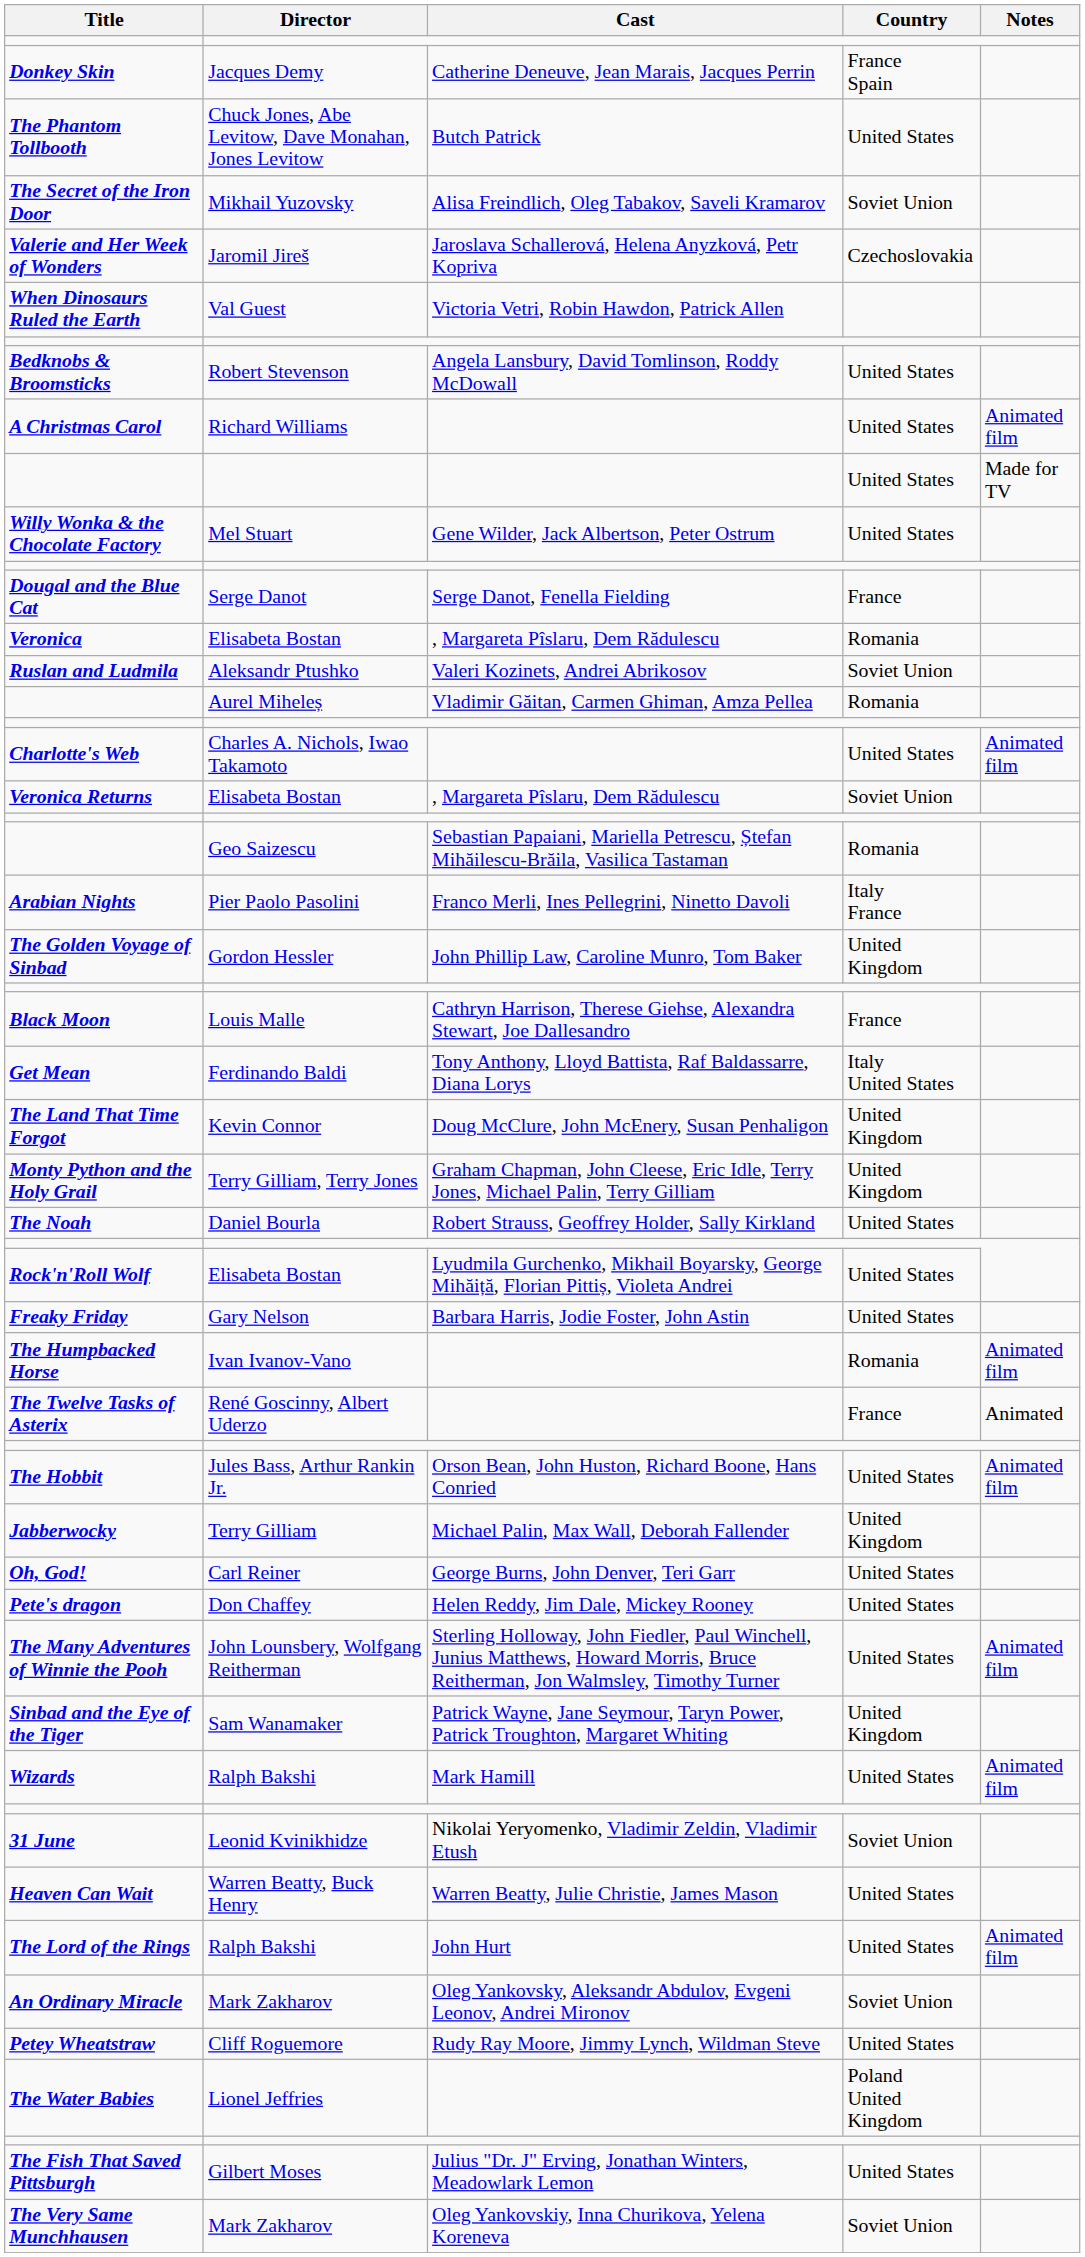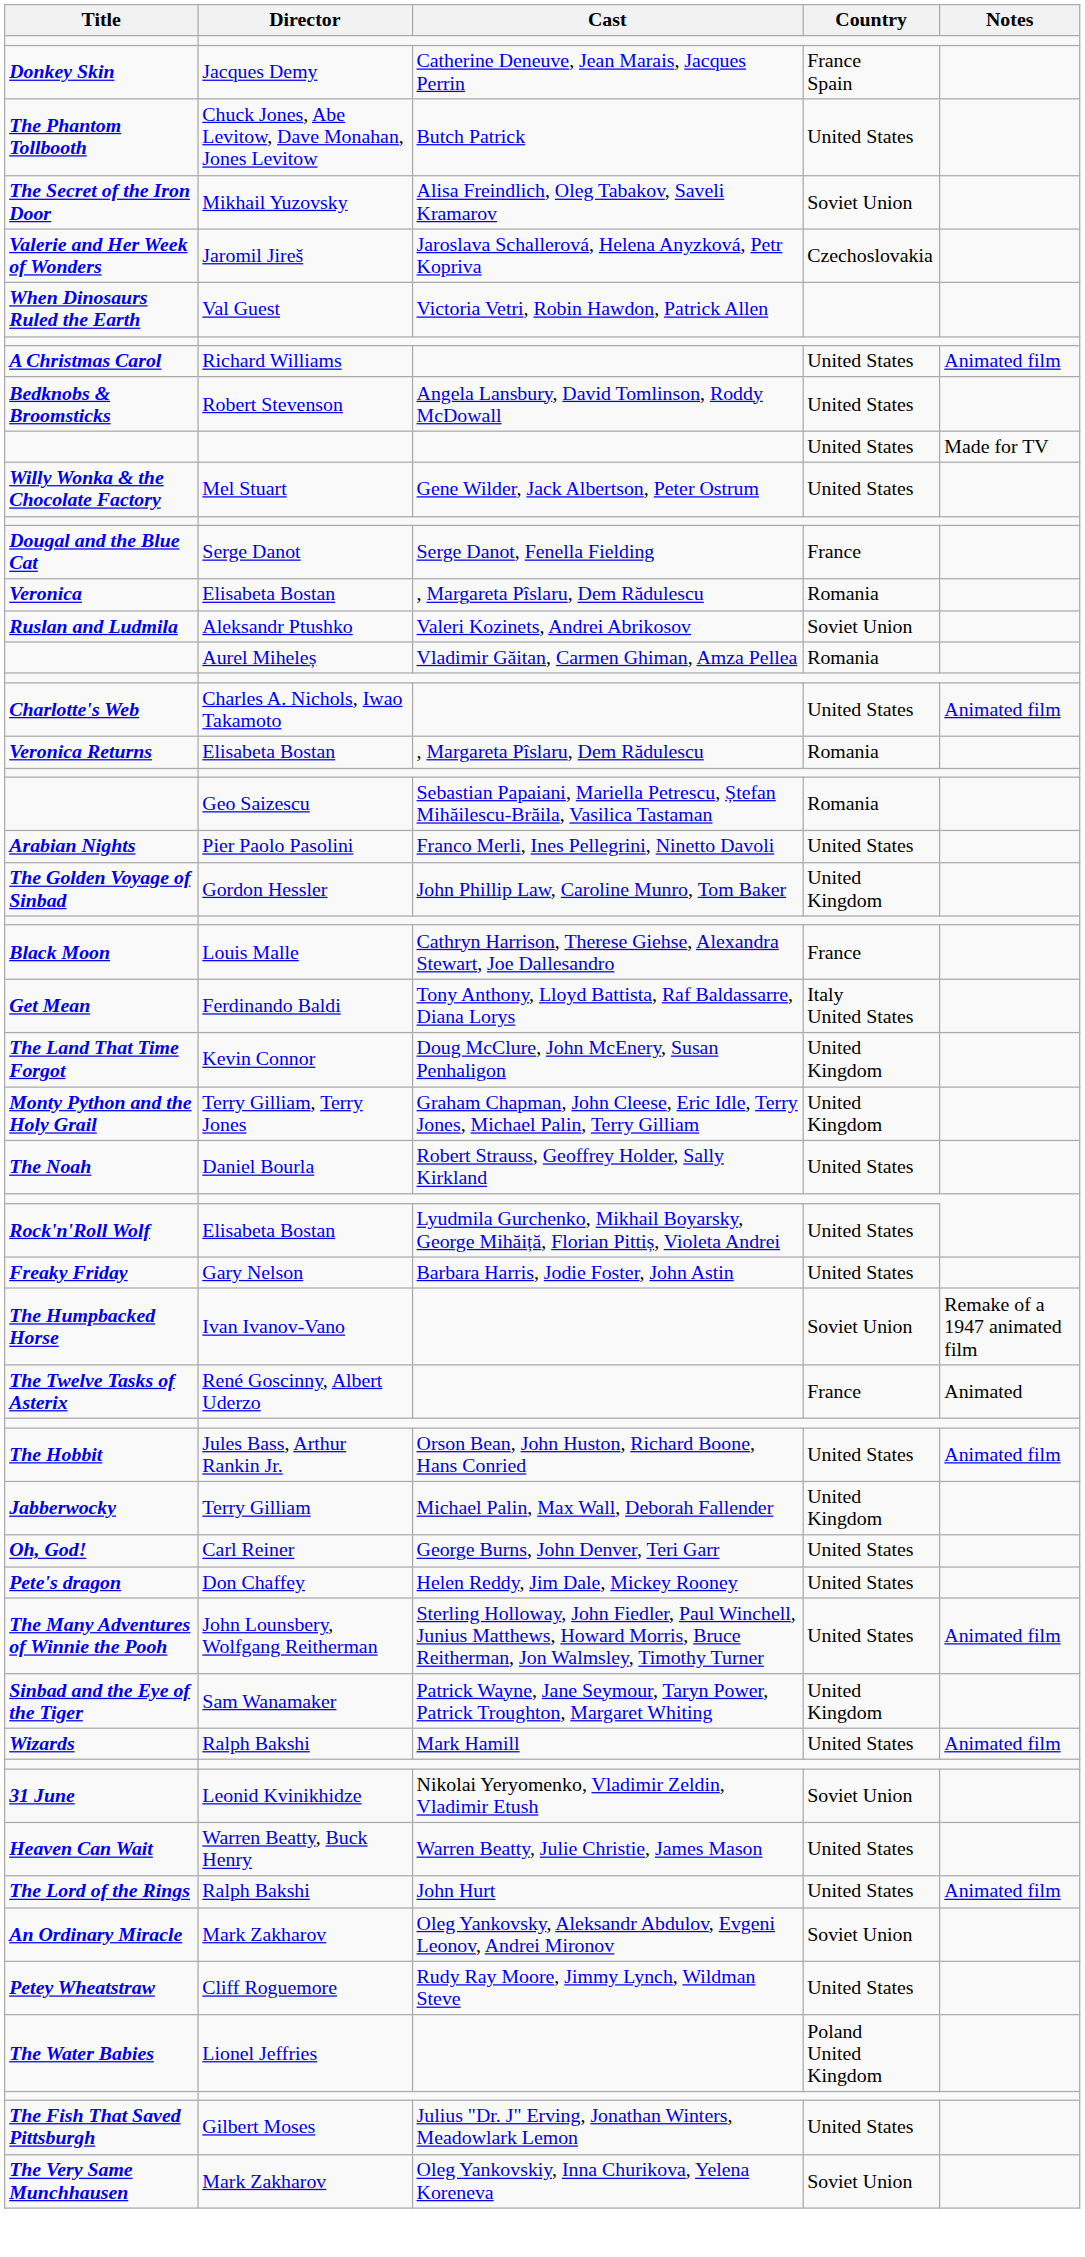rows swapped: (85, 426) <-> (60, 372)
(900, 796) Soviet Union -> (843, 751) Romania
(875, 902) Italy France -> (860, 846) United States
(883, 1359) Romania -> (860, 1326) Soviet Union
(1024, 1359) Animated film -> (1003, 1326) Remake of a 1947 animated film
